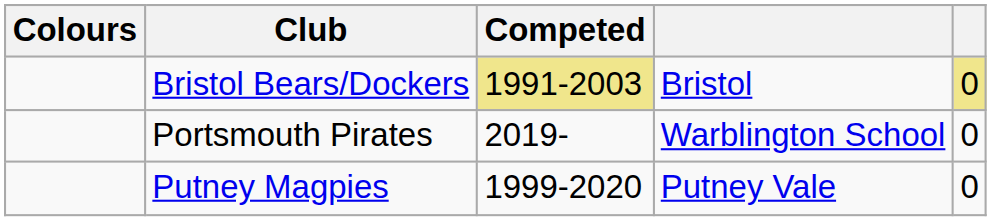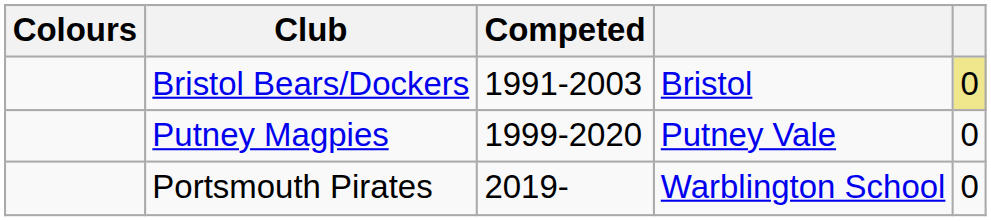(563, 82) khaki background -> (563, 82) no background
rows swapped: (292, 135) <-> (271, 187)
